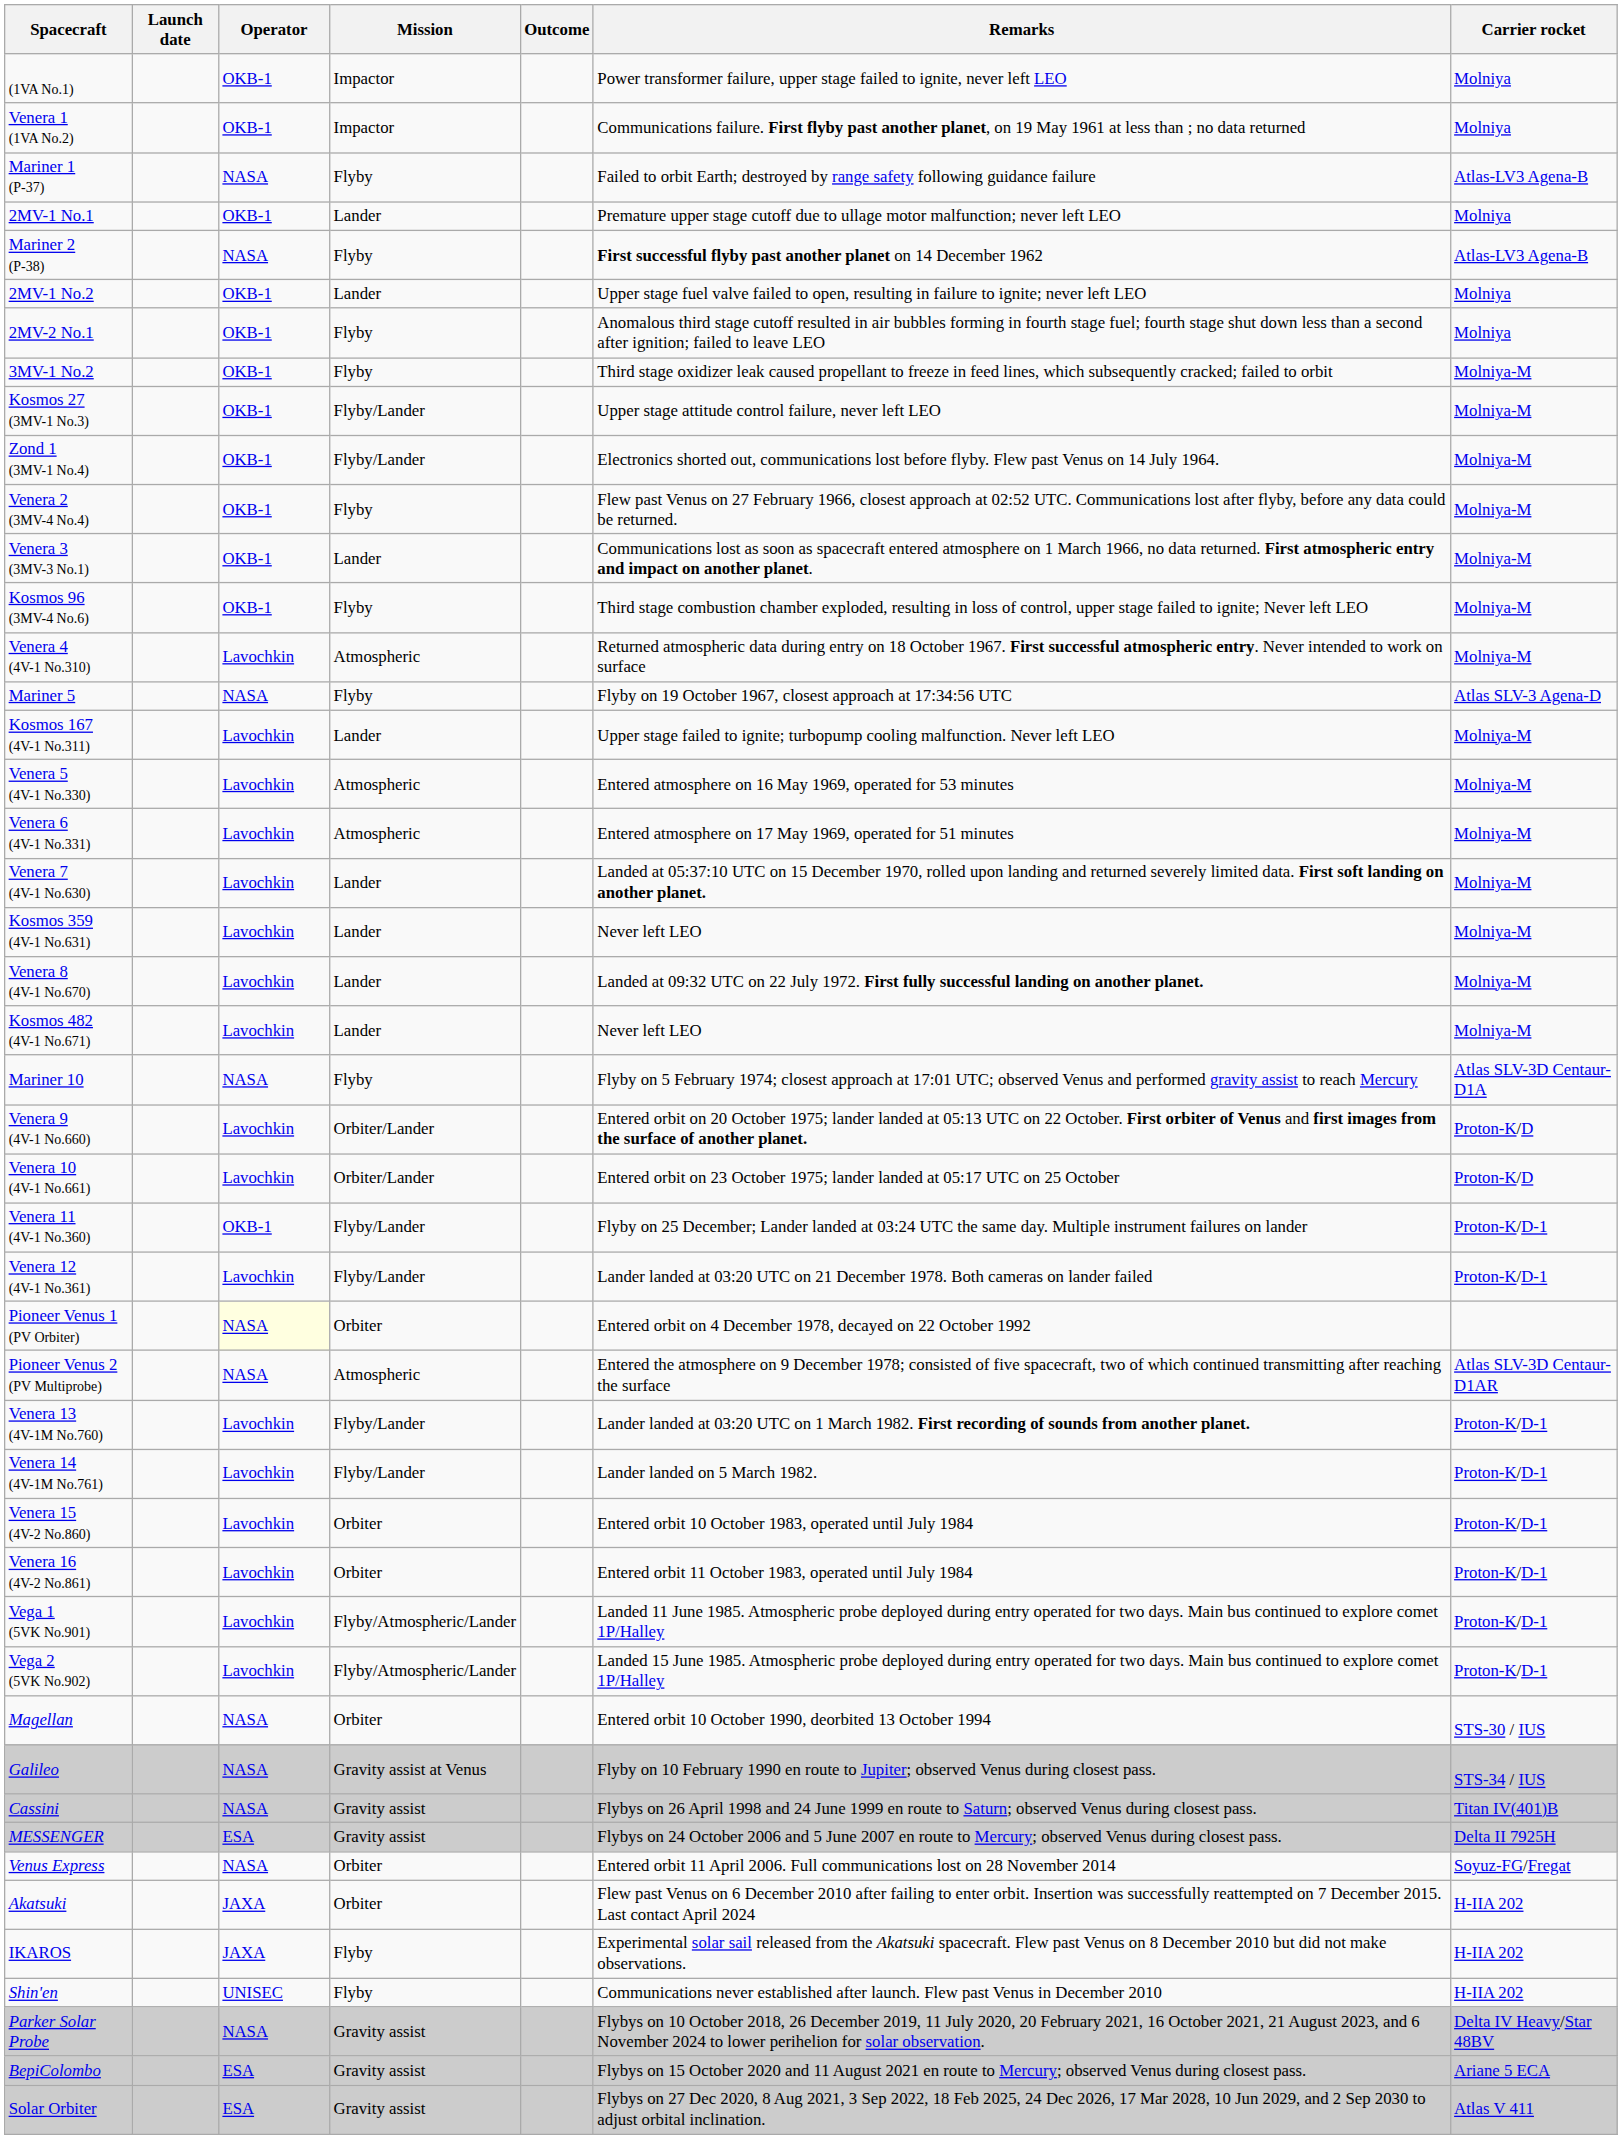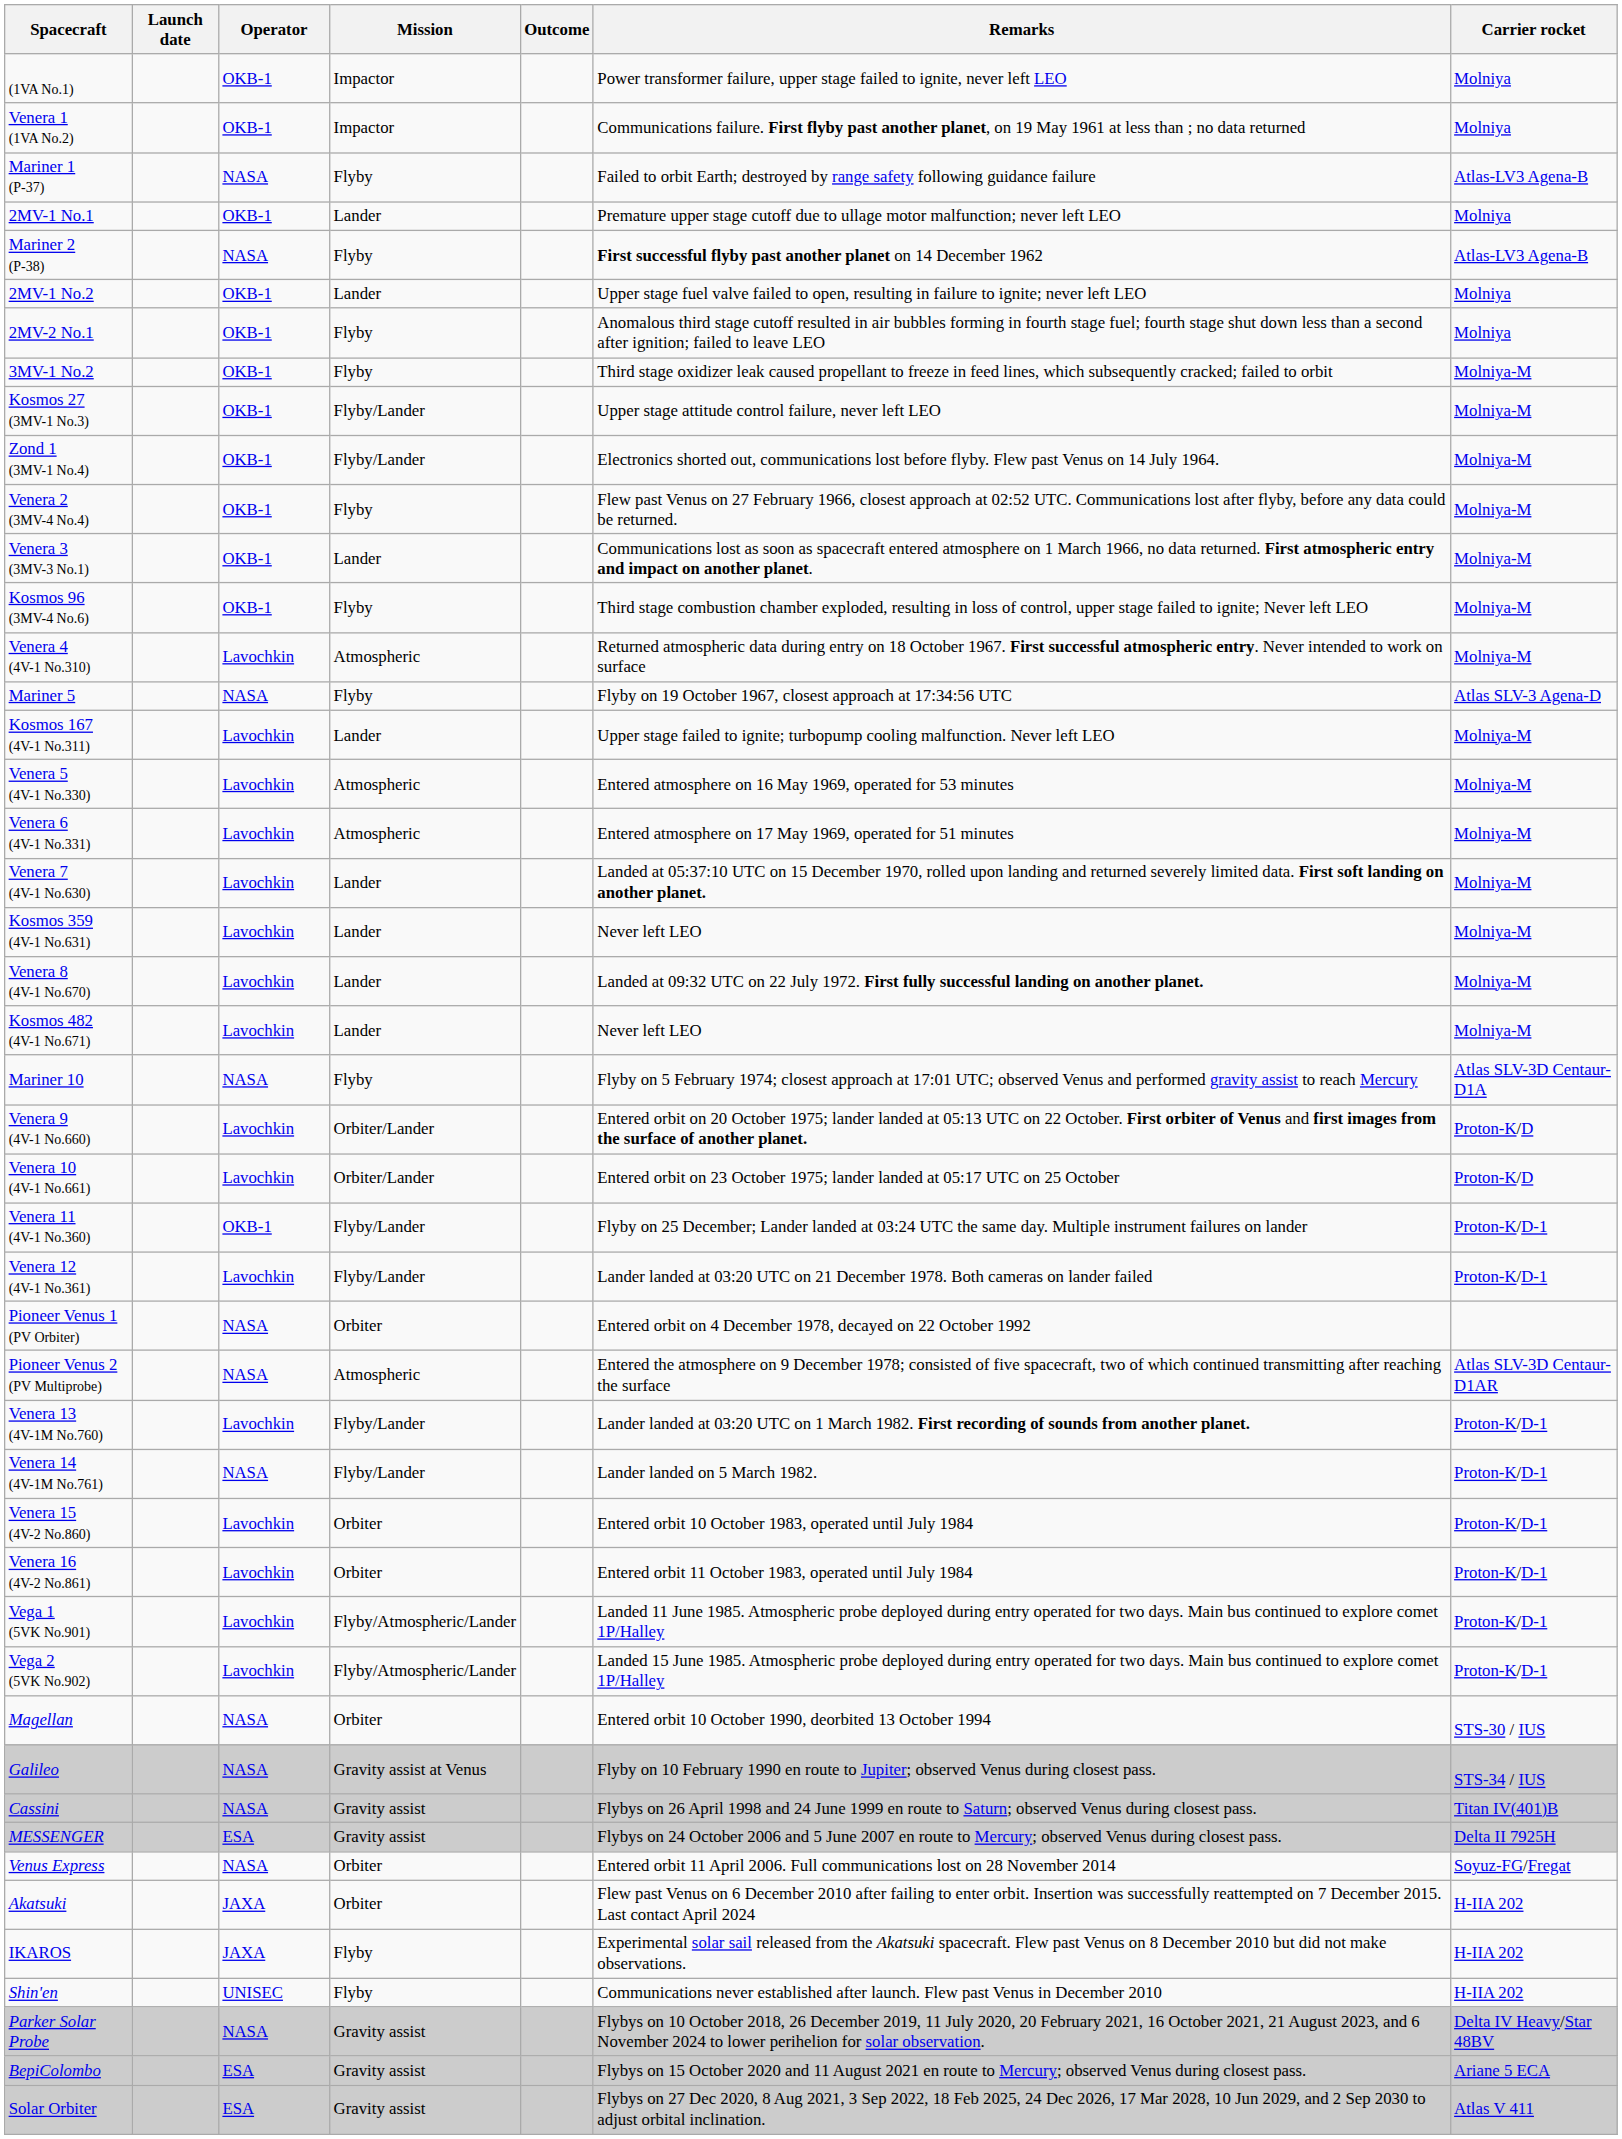(245, 1325) lightyellow background -> (245, 1325) no background
(258, 1473) Lavochkin -> (245, 1473) NASA
